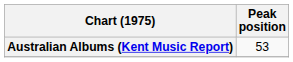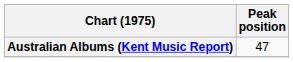(262, 47) 53 -> (262, 47) 47
